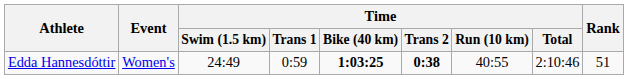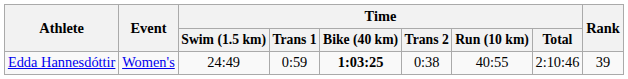(427, 62) bold -> (427, 62) normal
(603, 62) 51 -> (603, 62) 39
